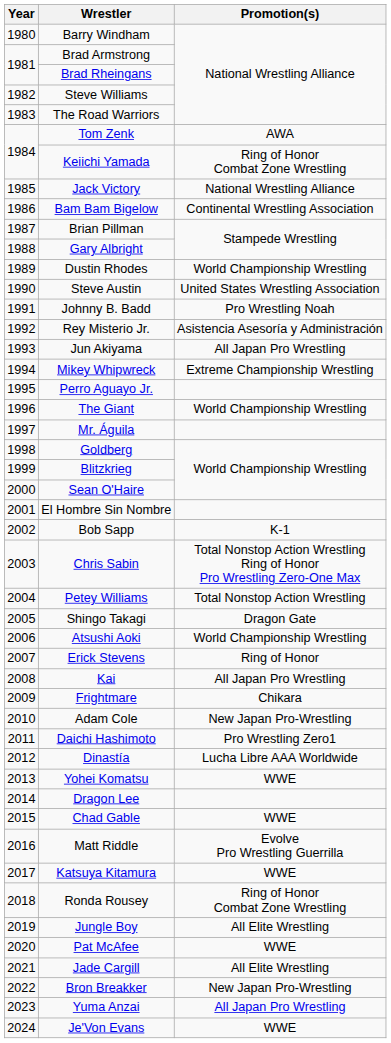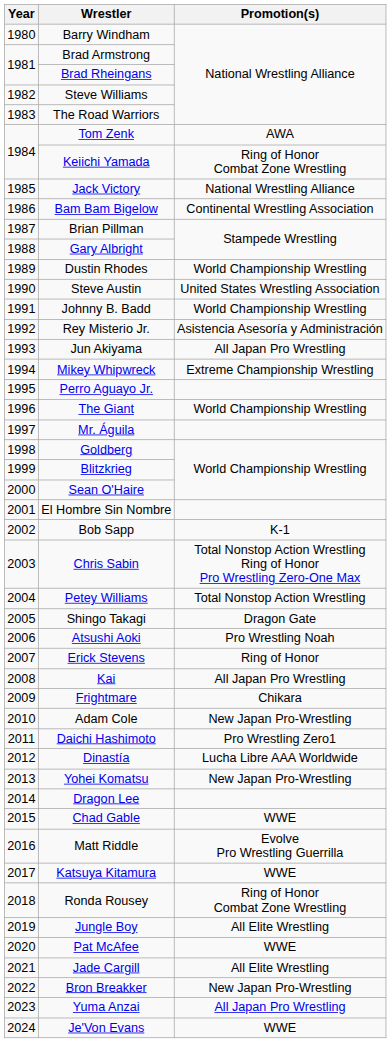(280, 309) Pro Wrestling Noah -> (280, 309) World Championship Wrestling
(280, 638) World Championship Wrestling -> (280, 638) Pro Wrestling Noah
(280, 778) WWE -> (280, 778) New Japan Pro-Wrestling
